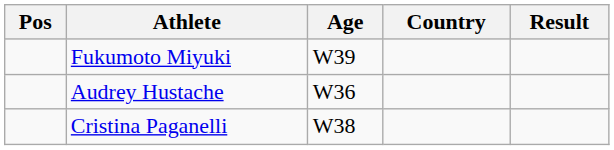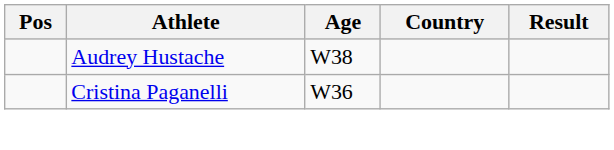- row: (151, 56)
(334, 91) W36 -> (332, 56) W38
(334, 126) W38 -> (332, 91) W36
